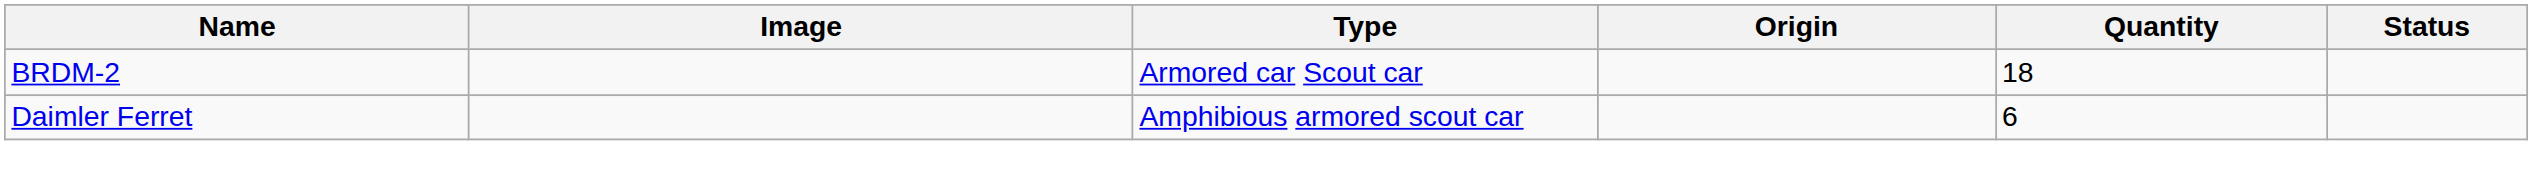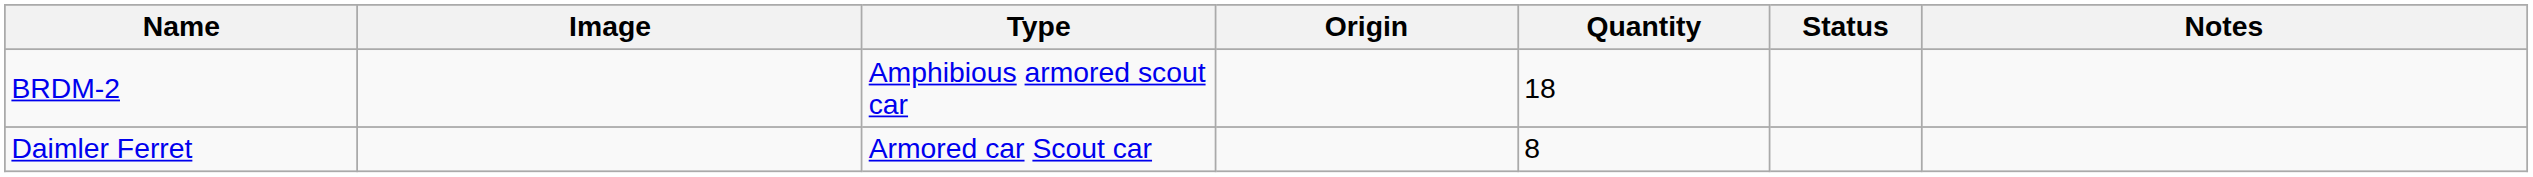+ column: (2224, 26)
(1281, 71) Armored car Scout car -> (1037, 87) Amphibious armored scout car
(1332, 116) Amphibious armored scout car -> (1010, 148) Armored car Scout car
(2010, 116) 6 -> (1532, 148) 8
